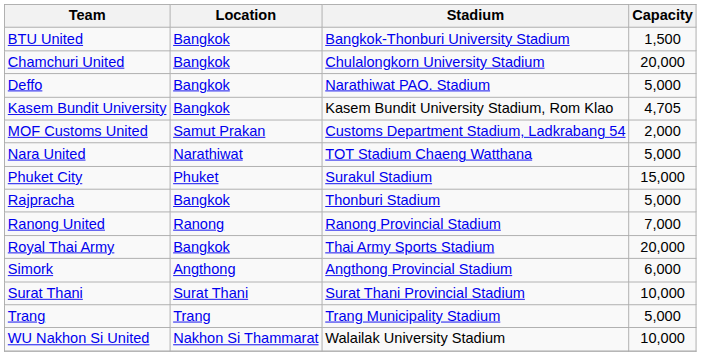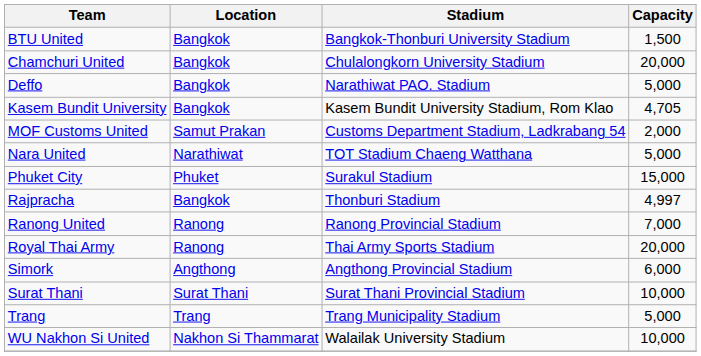(663, 200) 5,000 -> (663, 200) 4,997
(201, 246) Bangkok -> (199, 246) Ranong
